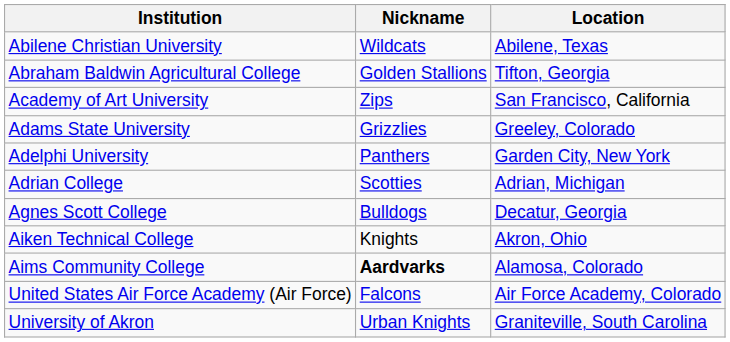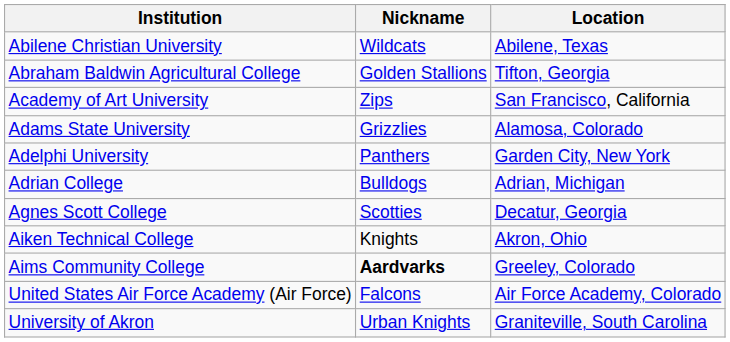(565, 128) Greeley, Colorado -> (569, 128) Alamosa, Colorado
(391, 184) Scotties -> (393, 184) Bulldogs
(393, 211) Bulldogs -> (391, 211) Scotties
(569, 267) Alamosa, Colorado -> (565, 267) Greeley, Colorado
